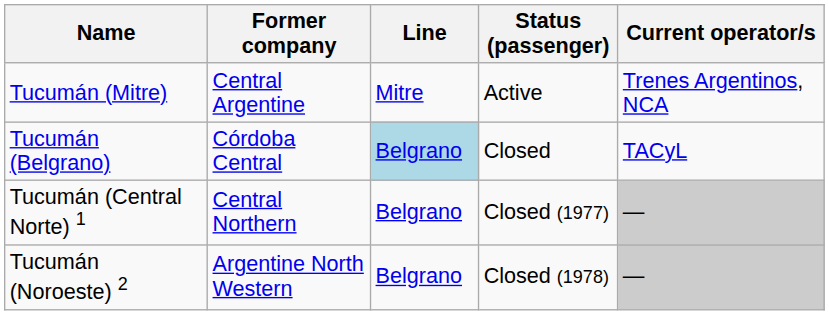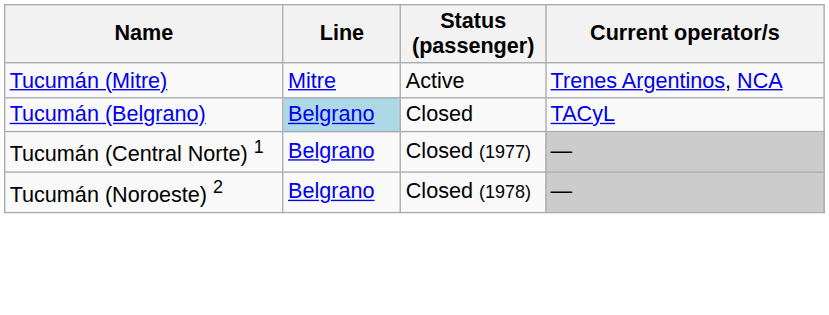- column: (289, 33)
